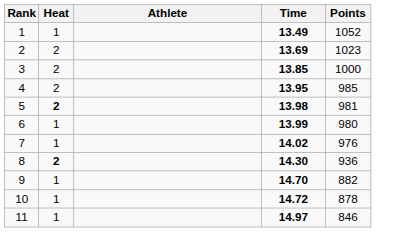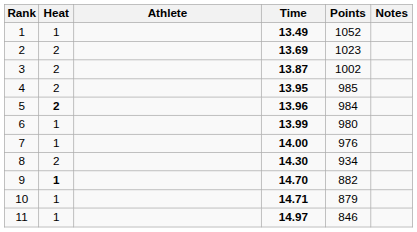+ column: (392, 13)
(293, 69) 13.85 -> (293, 69) 13.87
(348, 69) 1000 -> (348, 69) 1002
(293, 106) 13.98 -> (293, 106) 13.96
(348, 106) 981 -> (348, 106) 984
(293, 143) 14.02 -> (293, 143) 14.00
(56, 161) bold -> (56, 161) normal
(348, 161) 936 -> (348, 161) 934
(56, 180) normal -> (56, 180) bold
(293, 198) 14.72 -> (293, 198) 14.71
(348, 198) 878 -> (348, 198) 879
